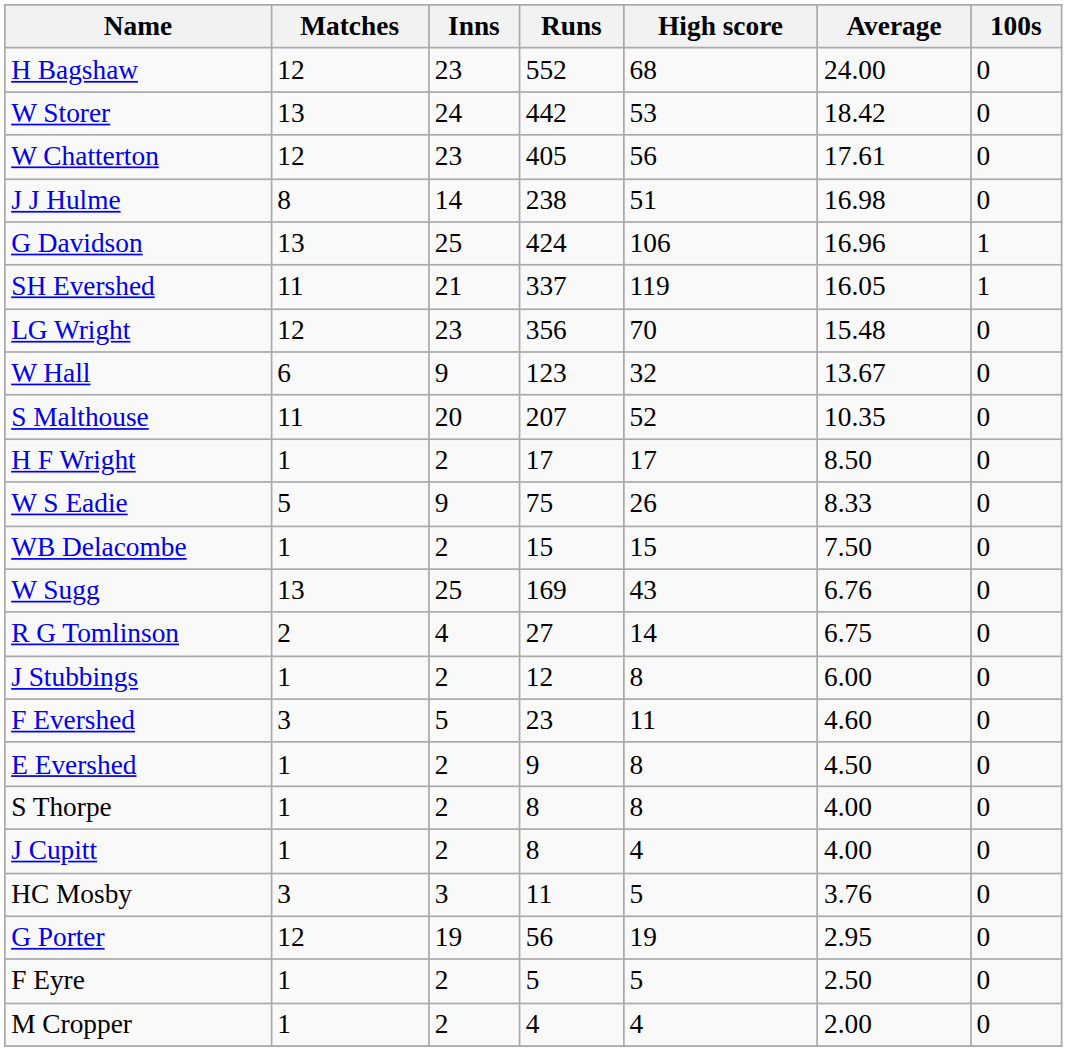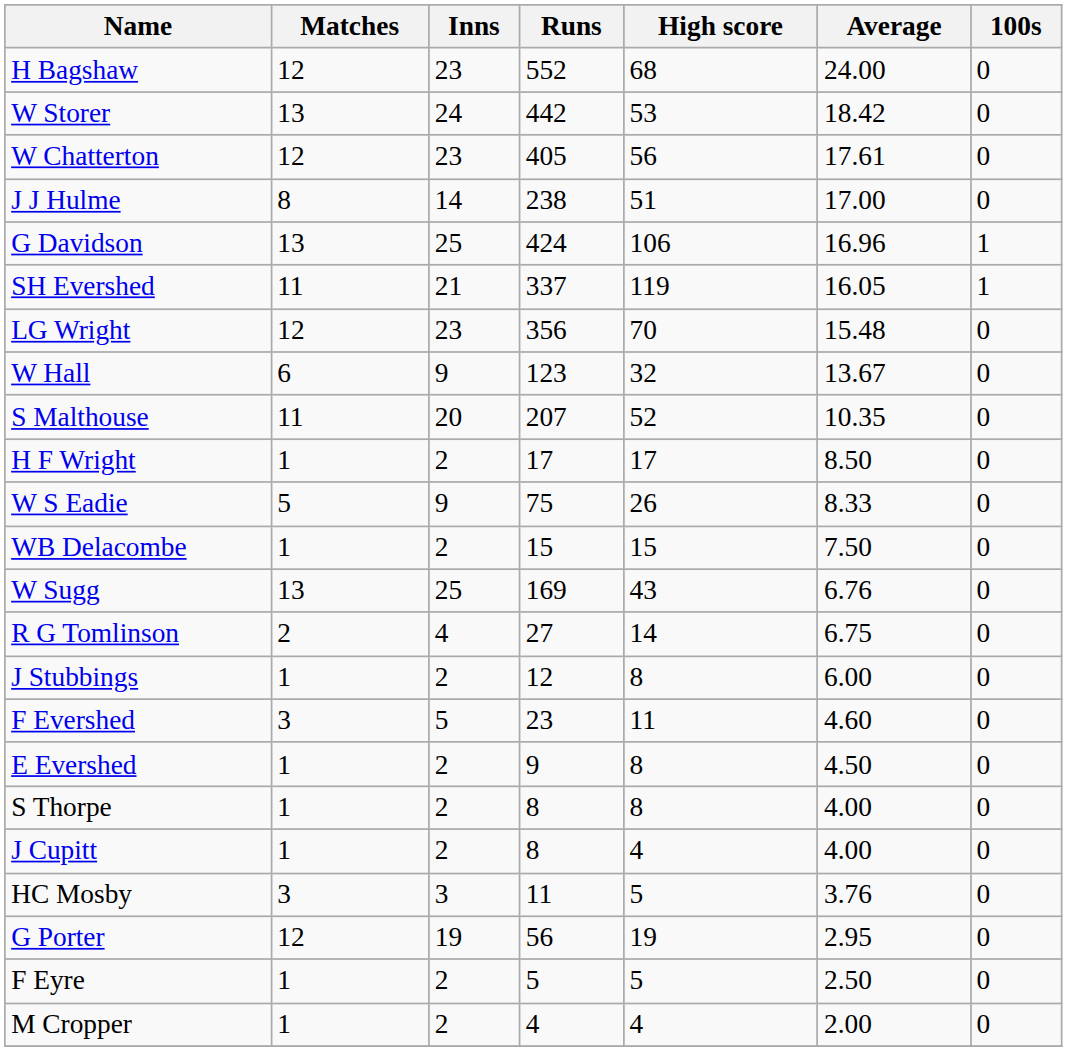(855, 199) 16.98 -> (855, 199) 17.00
